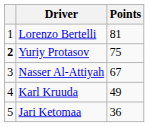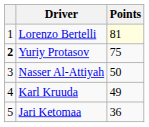(116, 34) no background -> (116, 34) lightyellow background
(116, 73) 67 -> (116, 73) 50
